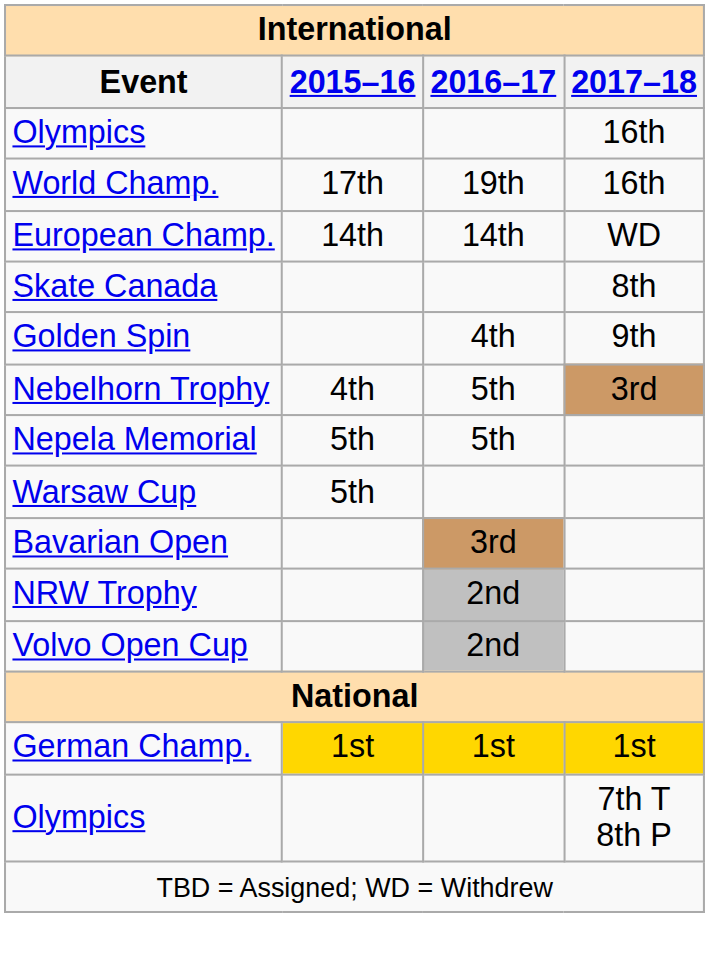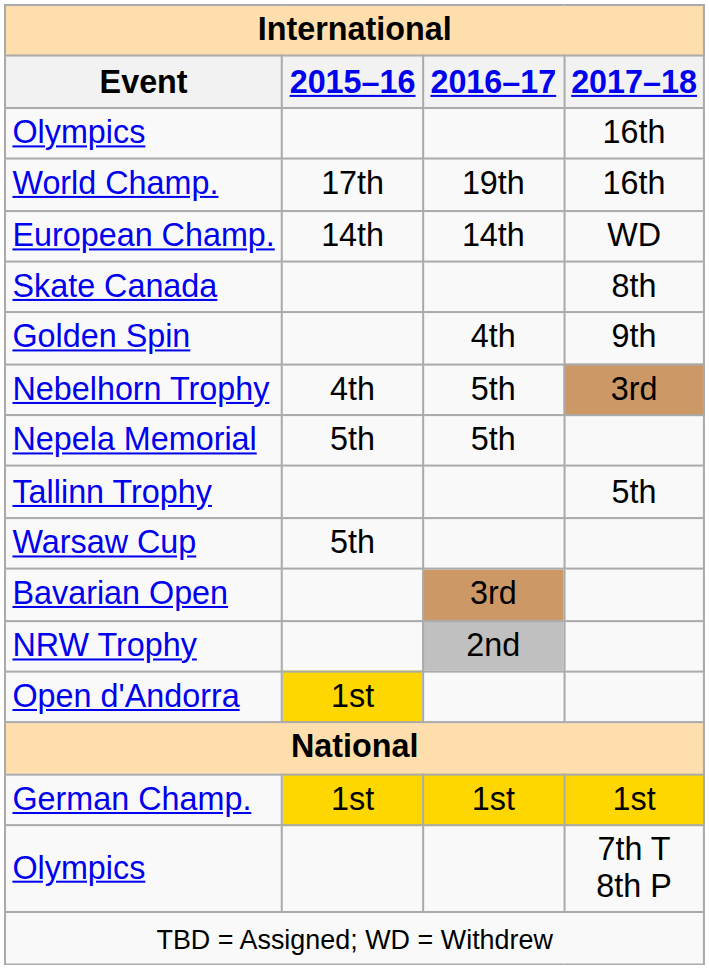+ row: (112, 491)
+ row: (126, 696)
- row: (130, 645)
